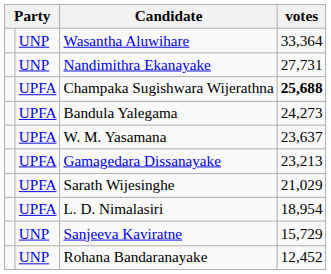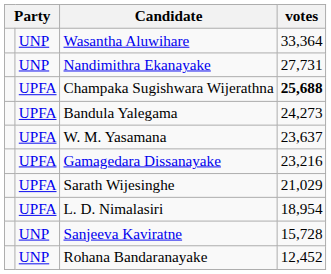(302, 161) 23,213 -> (302, 161) 23,216
(302, 233) 15,729 -> (302, 233) 15,728
